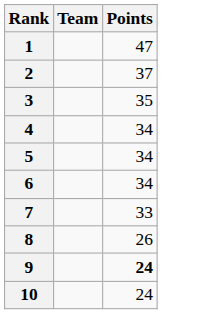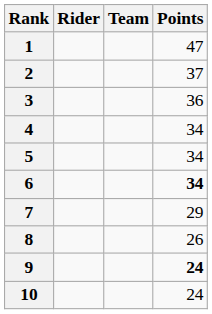+ column: (79, 18)
(144, 101) 35 -> (195, 101) 36
(144, 184) normal -> (195, 184) bold
(144, 211) 33 -> (195, 211) 29
